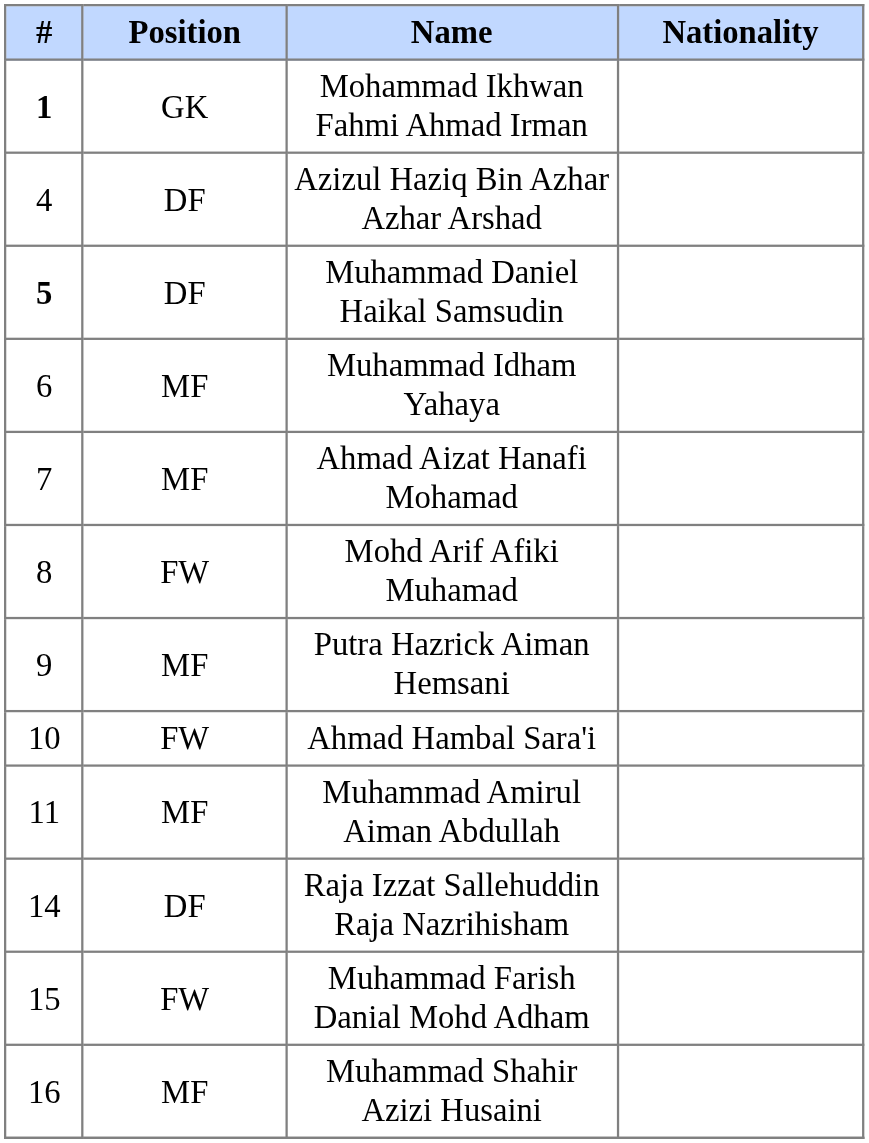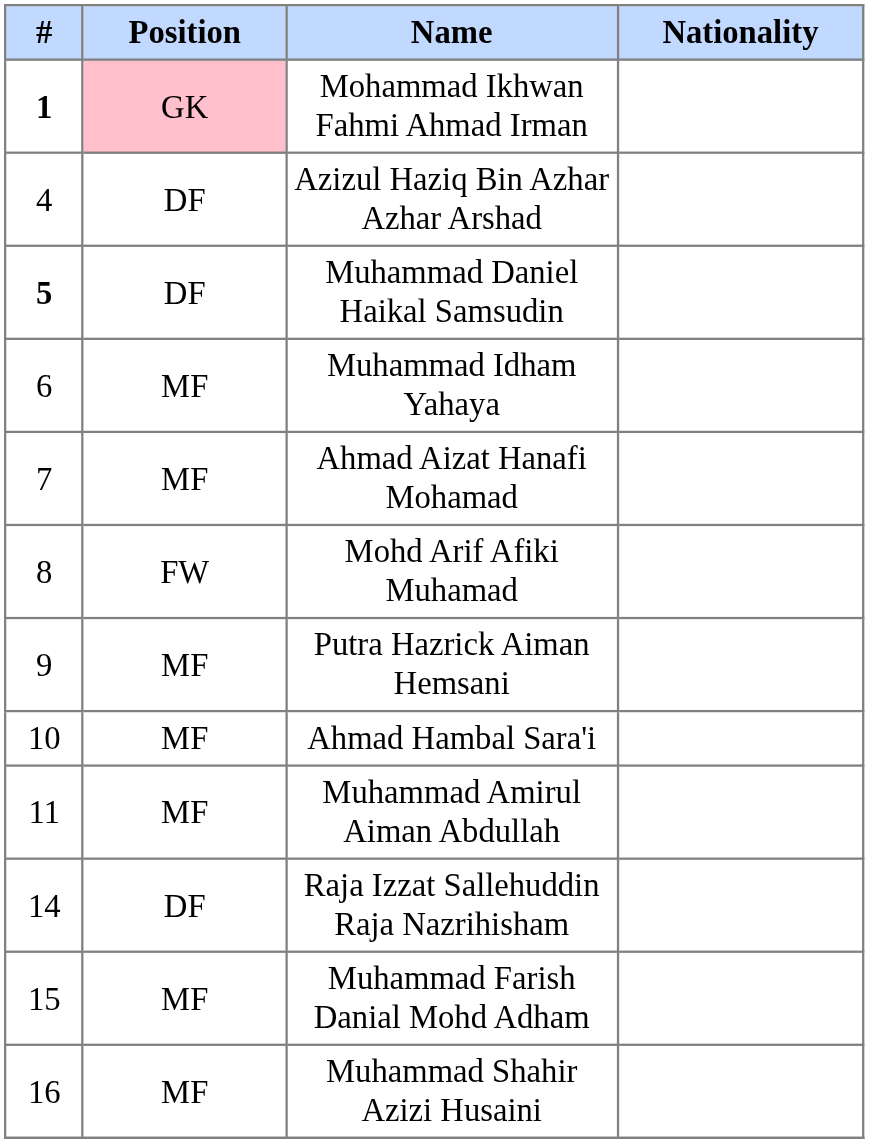(185, 105) no background -> (185, 105) pink background
(185, 737) FW -> (185, 737) MF
(185, 997) FW -> (185, 997) MF
